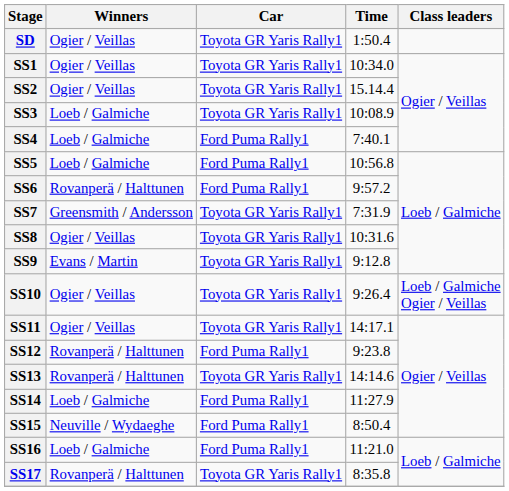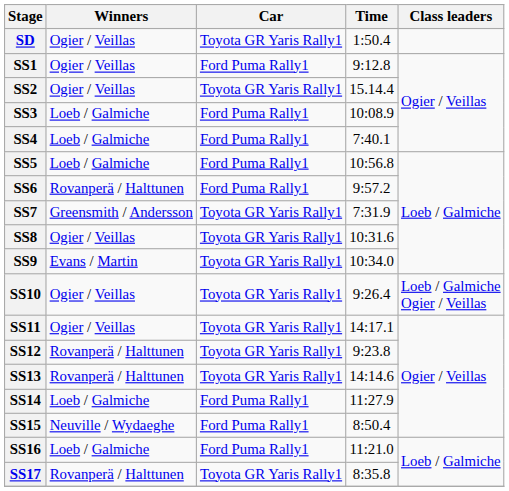(271, 65) Toyota GR Yaris Rally1 -> (254, 65) Ford Puma Rally1
(372, 65) 10:34.0 -> (372, 65) 9:12.8
(271, 114) Toyota GR Yaris Rally1 -> (254, 114) Ford Puma Rally1
(372, 260) 9:12.8 -> (372, 260) 10:34.0
(254, 351) Ford Puma Rally1 -> (271, 351) Toyota GR Yaris Rally1
